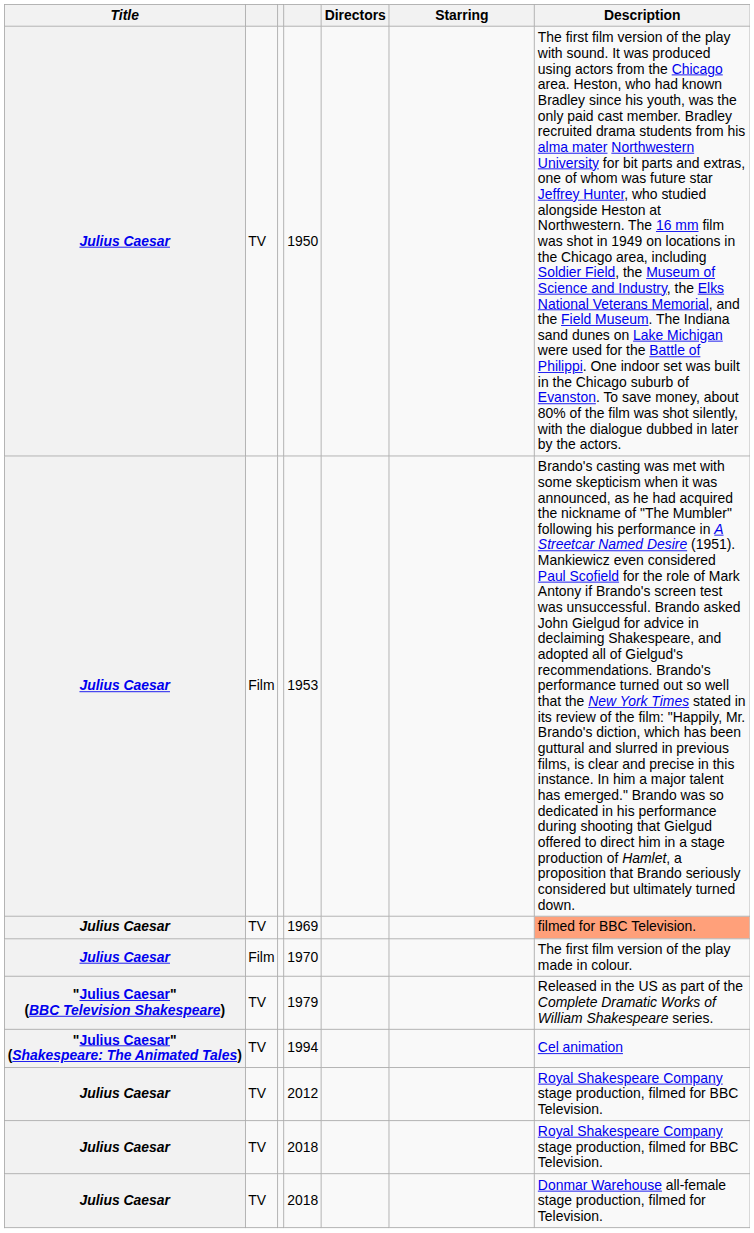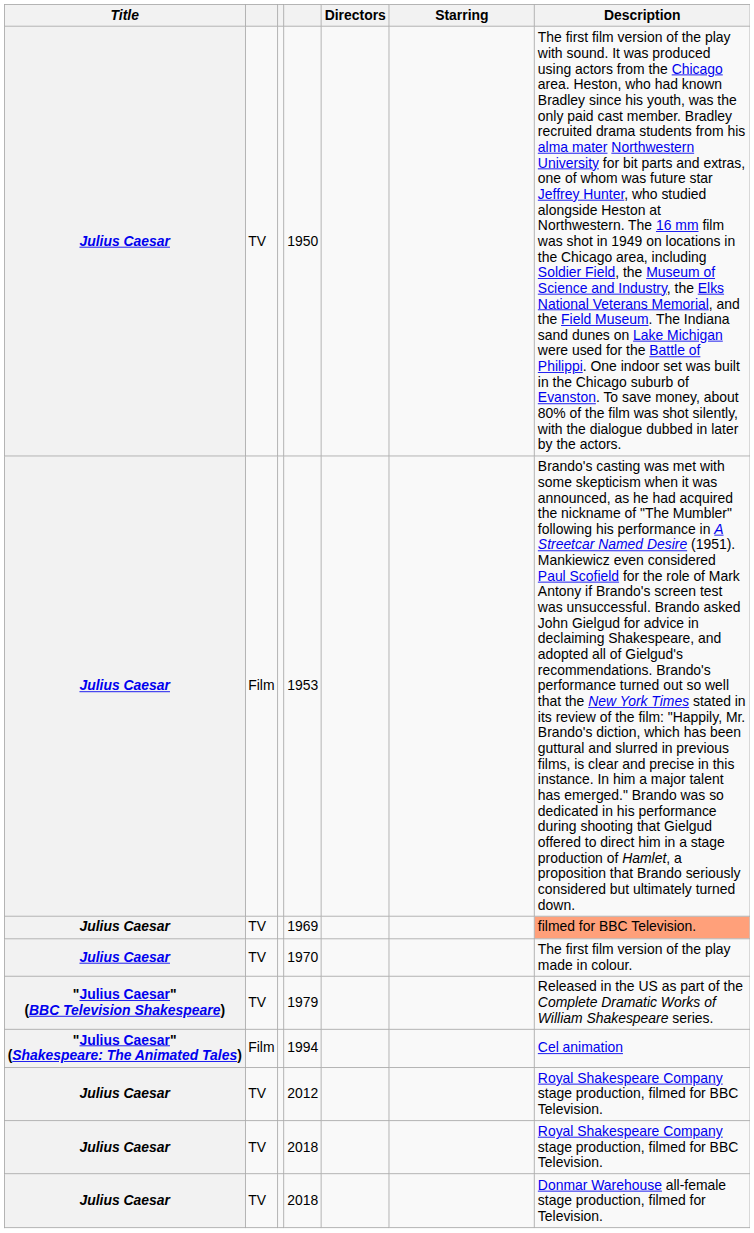(261, 957) Film -> (257, 957) TV
(257, 1048) TV -> (261, 1048) Film
